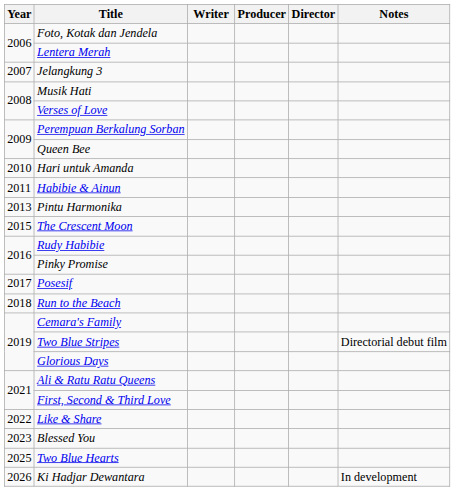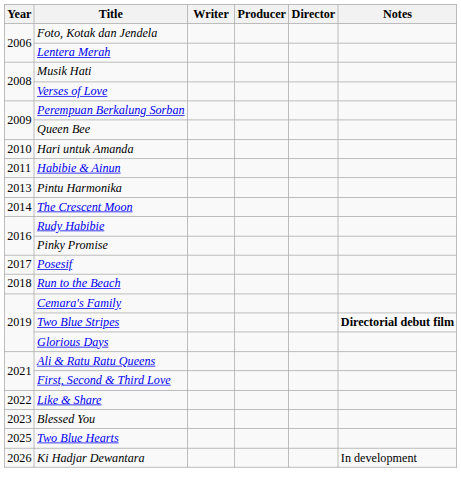- row: (70, 71)
(19, 226) 2015 -> (19, 206) 2014
(394, 341) normal -> (397, 322) bold
